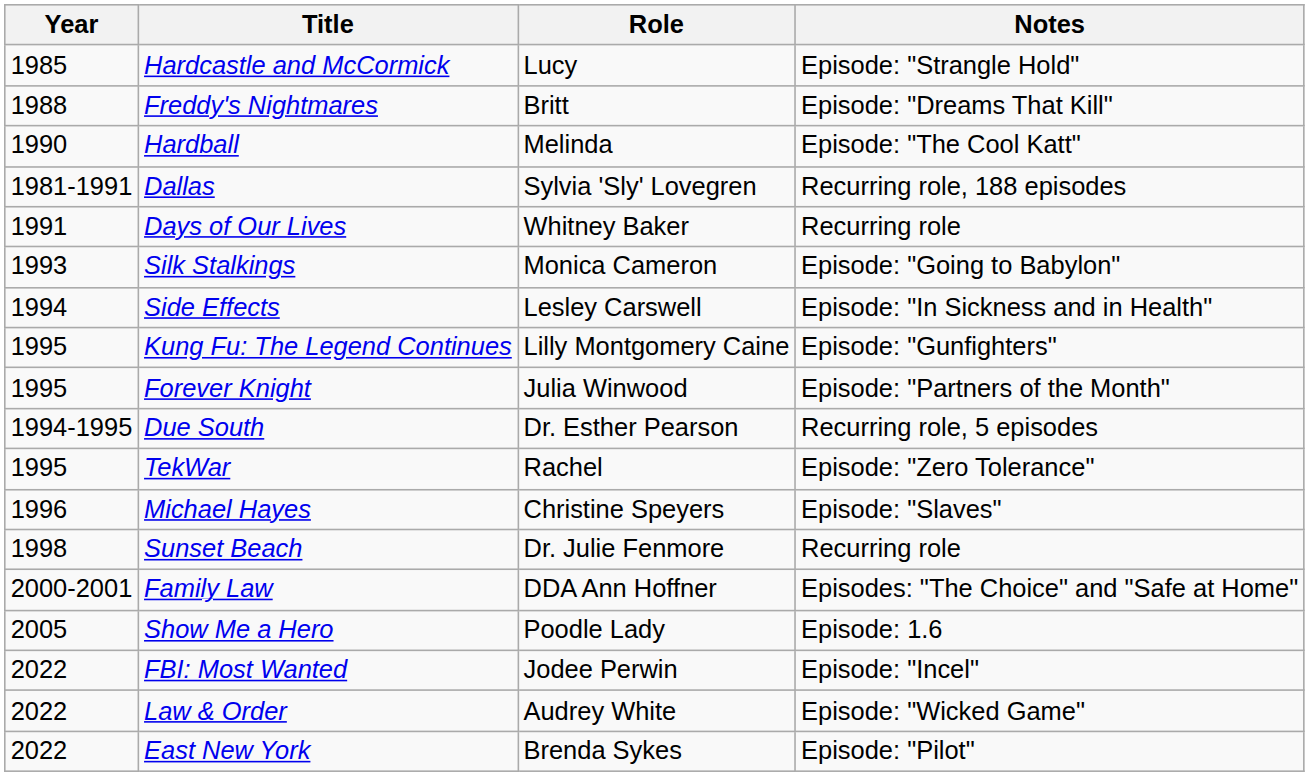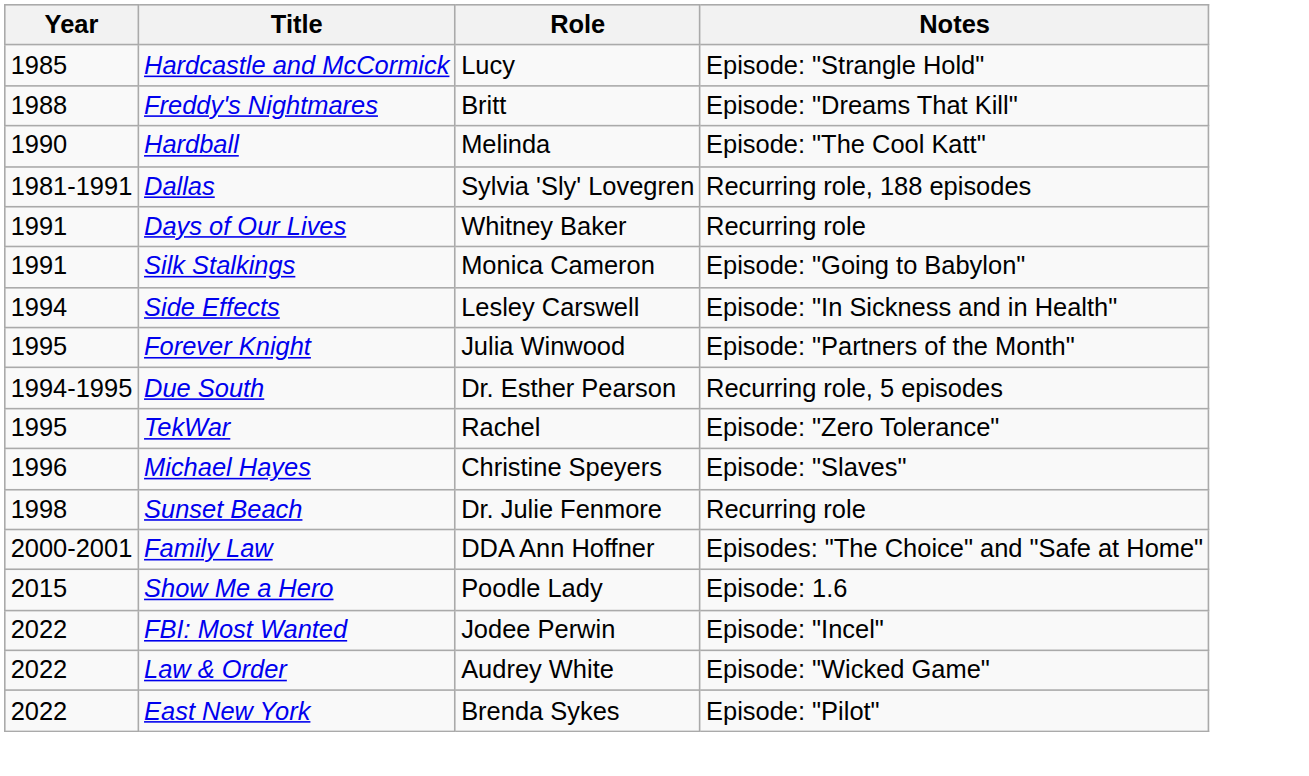(39, 266) 1993 -> (39, 266) 1991
- row: (328, 347)
(39, 629) 2005 -> (39, 589) 2015
